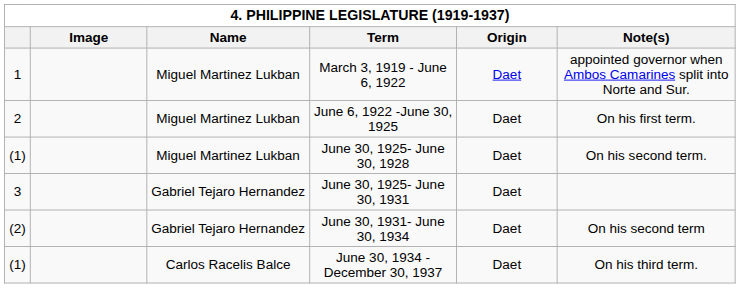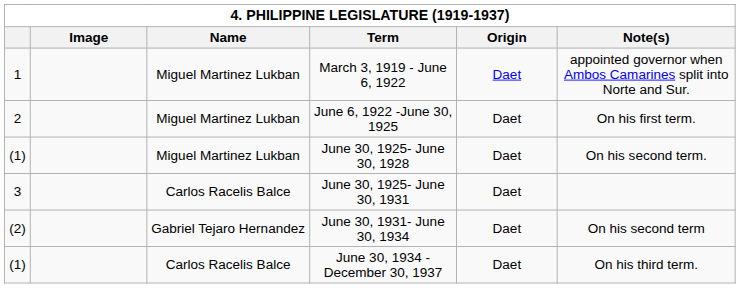(228, 192) Gabriel Tejaro Hernandez -> (228, 192) Carlos Racelis Balce
